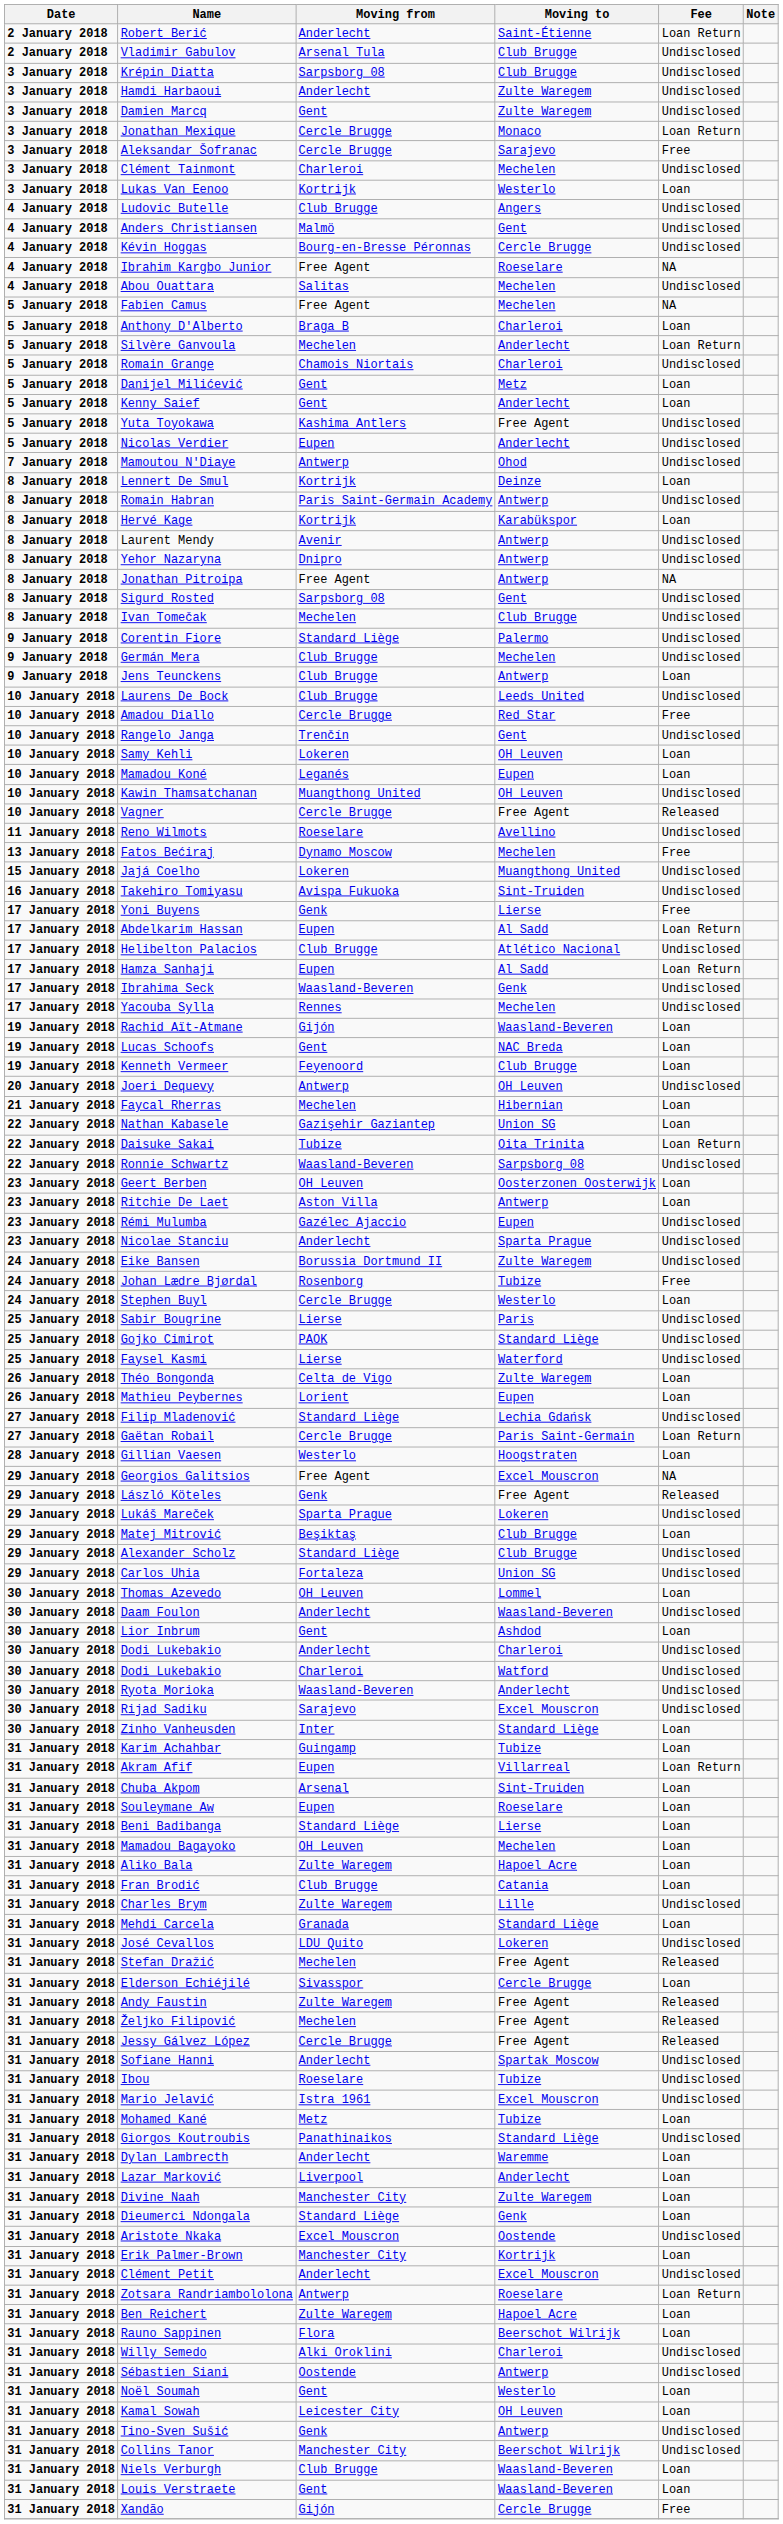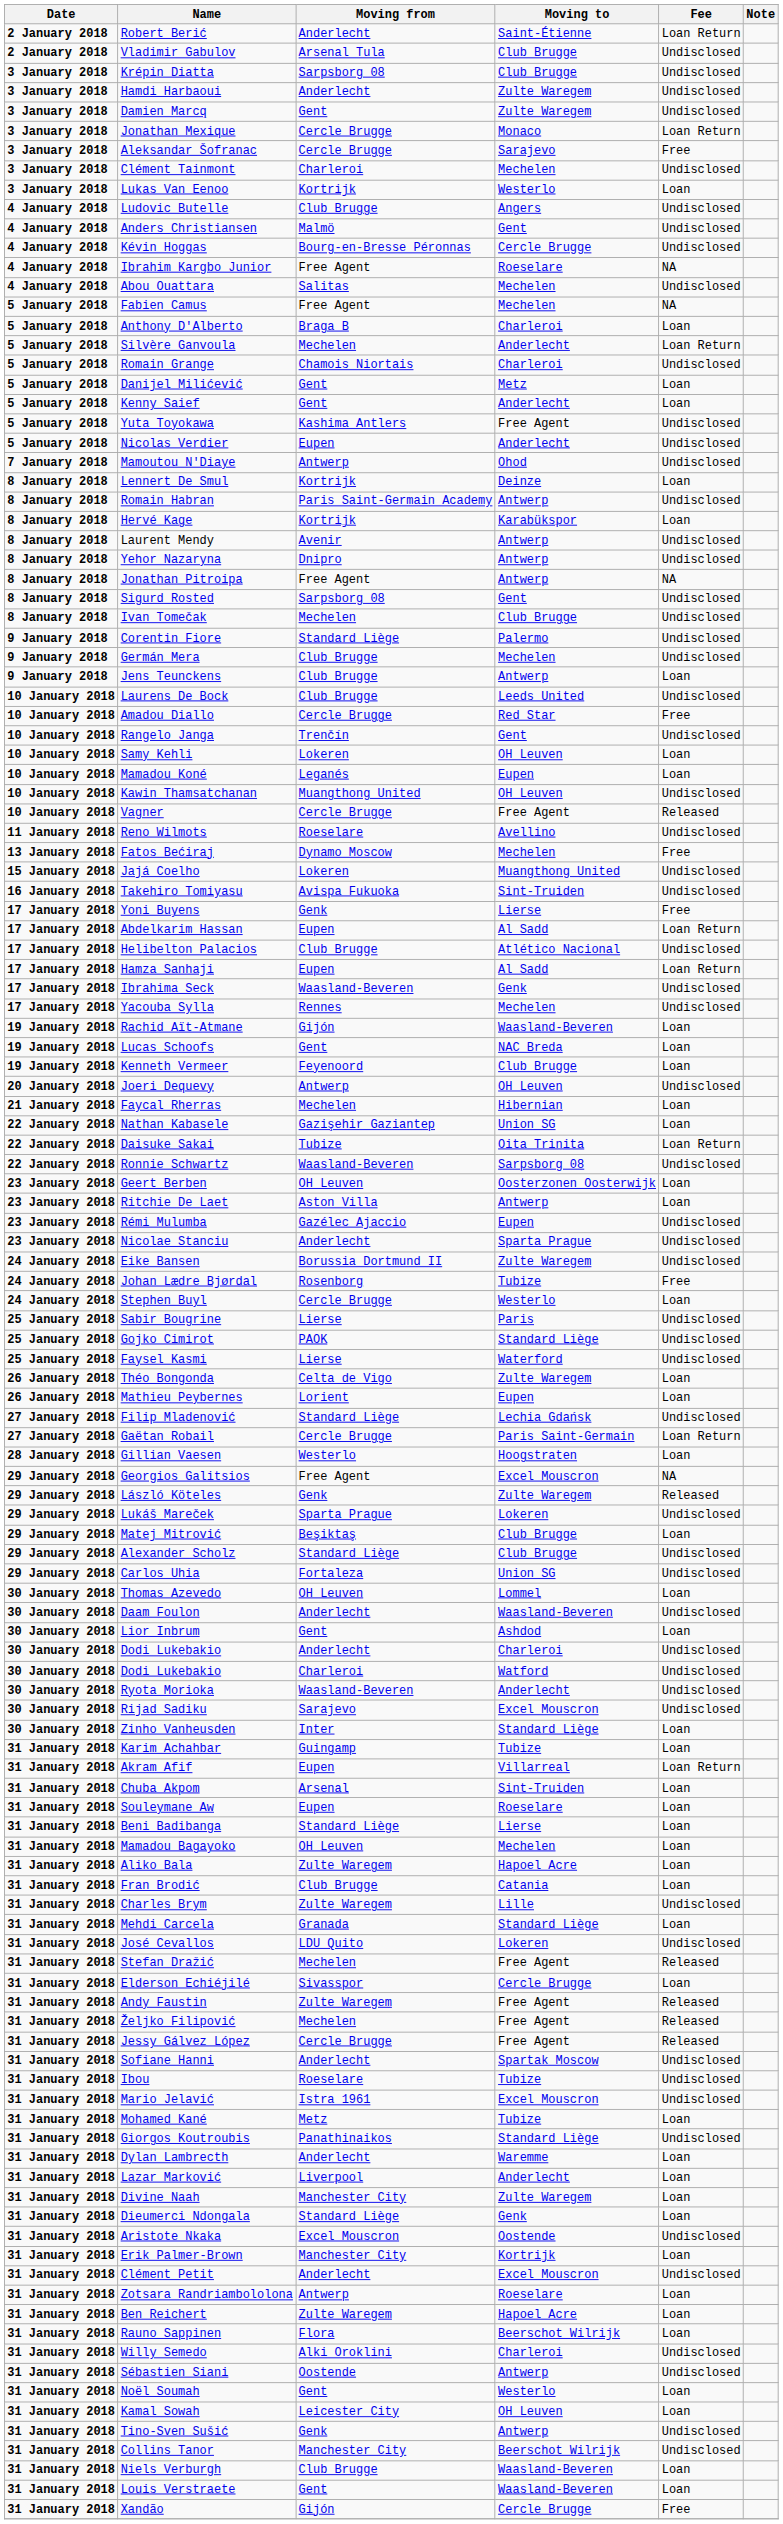(534, 1496) Free Agent -> (545, 1496) Zulte Waregem
(701, 2295) Loan Return -> (676, 2295) Loan
